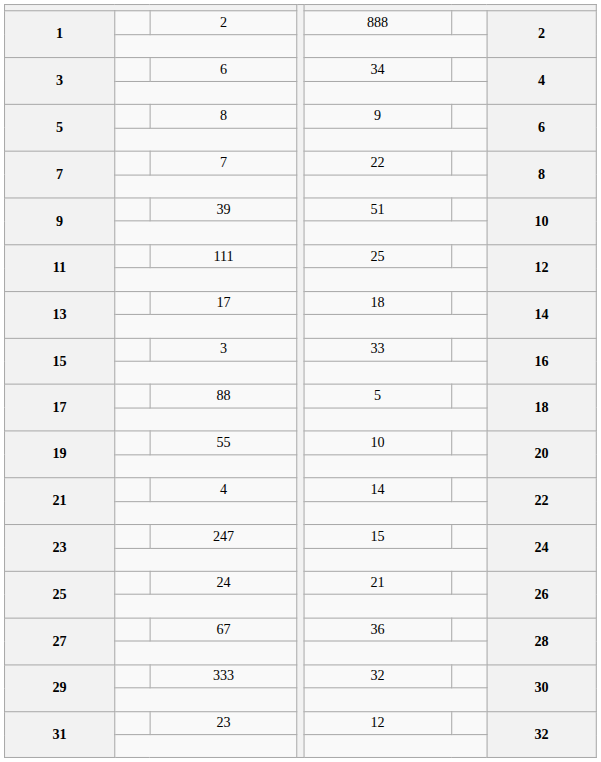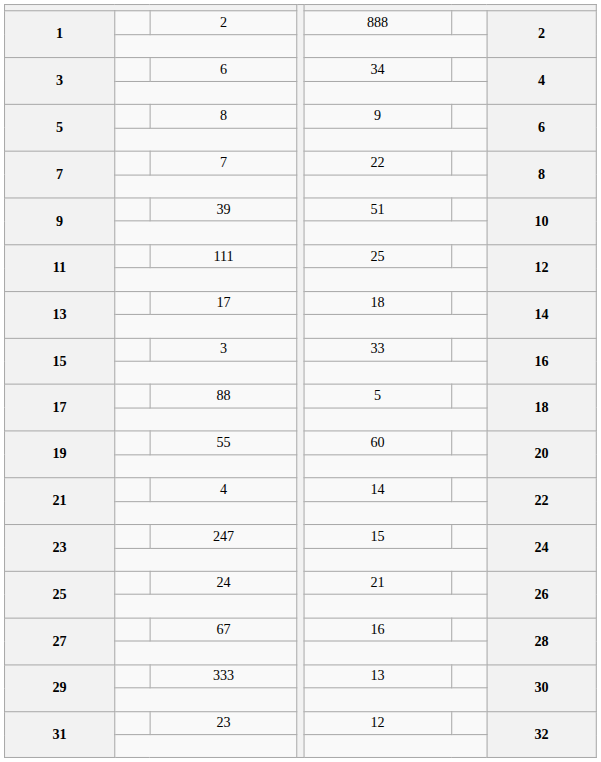(378, 442) 10 -> (378, 442) 60
(378, 629) 36 -> (378, 629) 16
(378, 675) 32 -> (378, 675) 13
